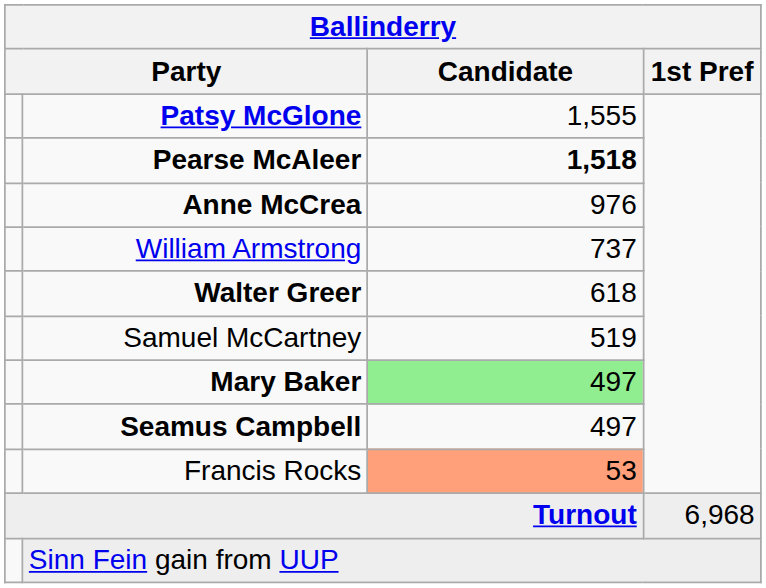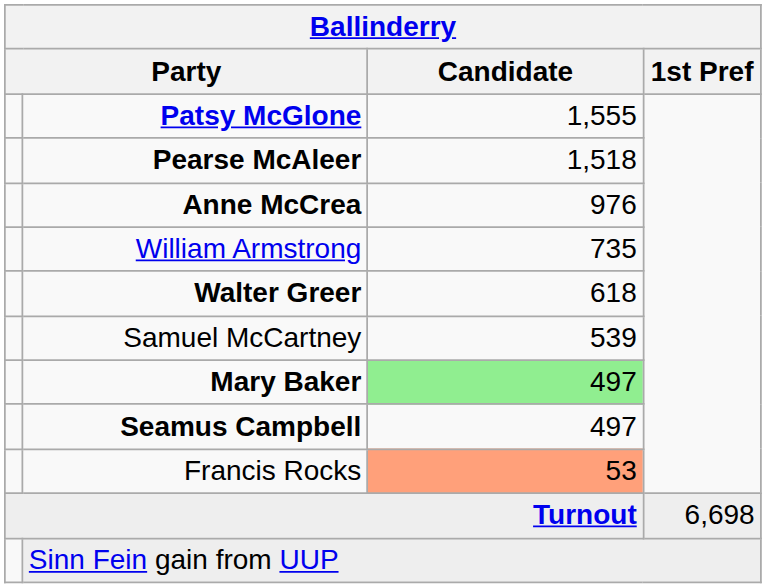(602, 159) bold -> (602, 159) normal
(613, 248) 737 -> (613, 248) 735
(613, 337) 519 -> (613, 337) 539
(720, 515) 6,968 -> (720, 515) 6,698
